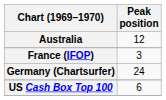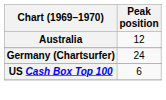- row: (61, 55)
